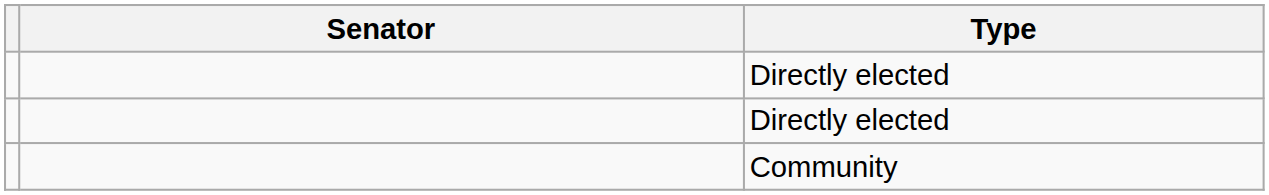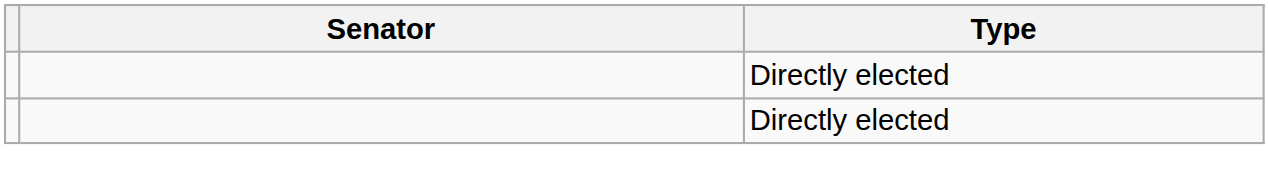- row: (12, 167)
